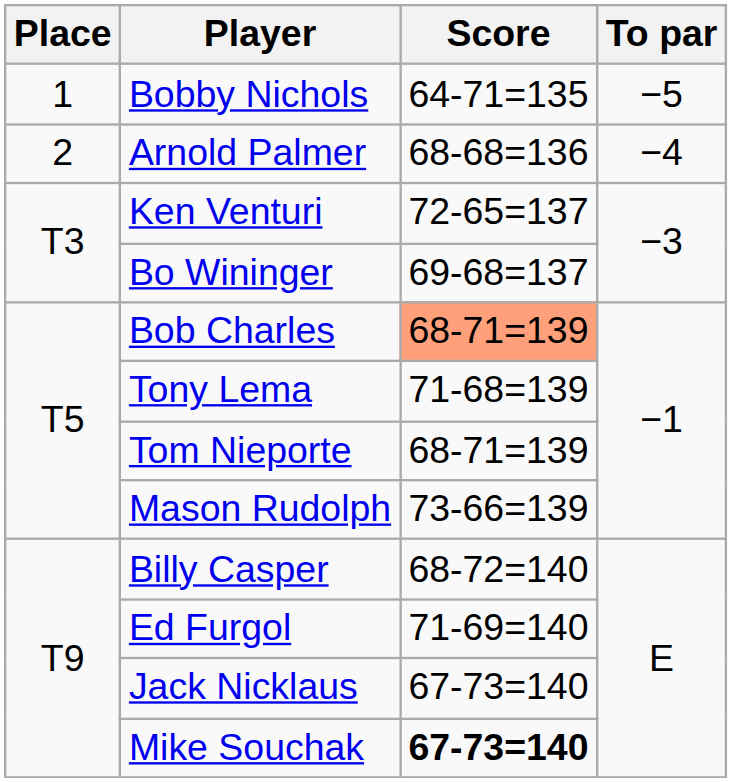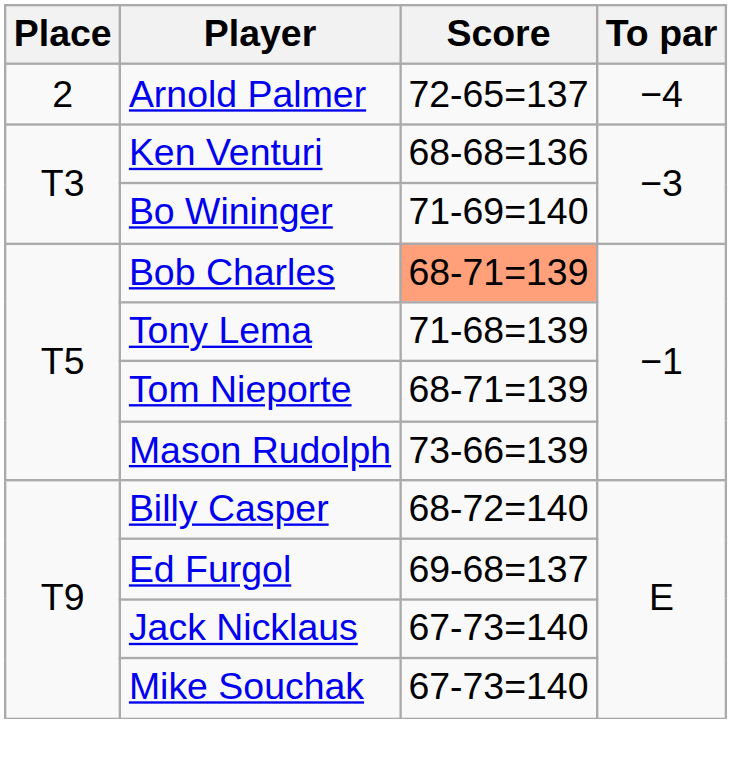- row: (249, 93)
(498, 152) 68-68=136 -> (498, 93) 72-65=137
(498, 212) 72-65=137 -> (498, 152) 68-68=136
(498, 271) 69-68=137 -> (498, 212) 71-69=140
(498, 627) 71-69=140 -> (498, 568) 69-68=137
(498, 746) bold -> (498, 687) normal
